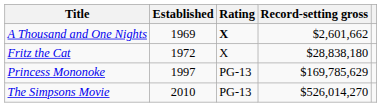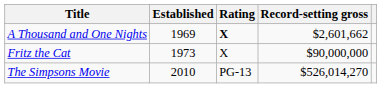(183, 53) 1972 -> (183, 53) 1973
(337, 53) $28,838,180 -> (337, 53) $90,000,000
- row: (56, 72)
